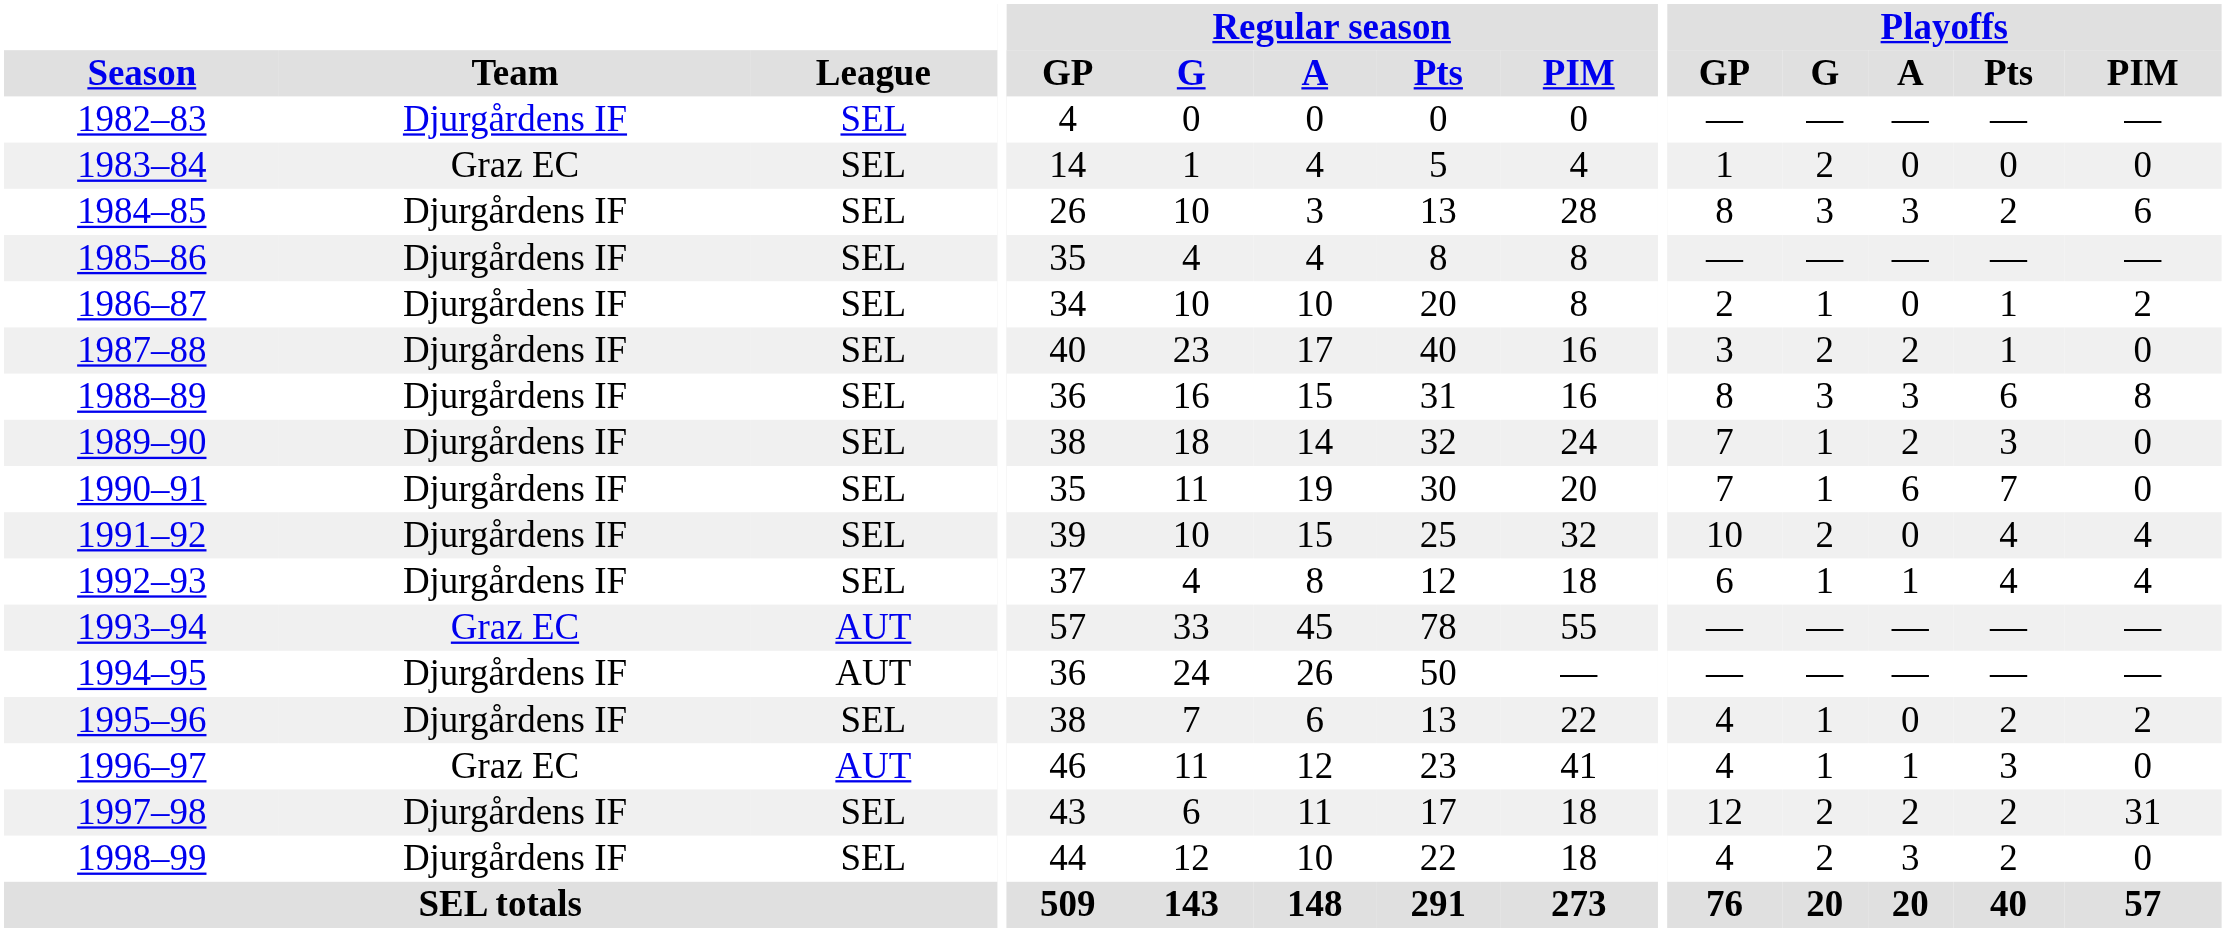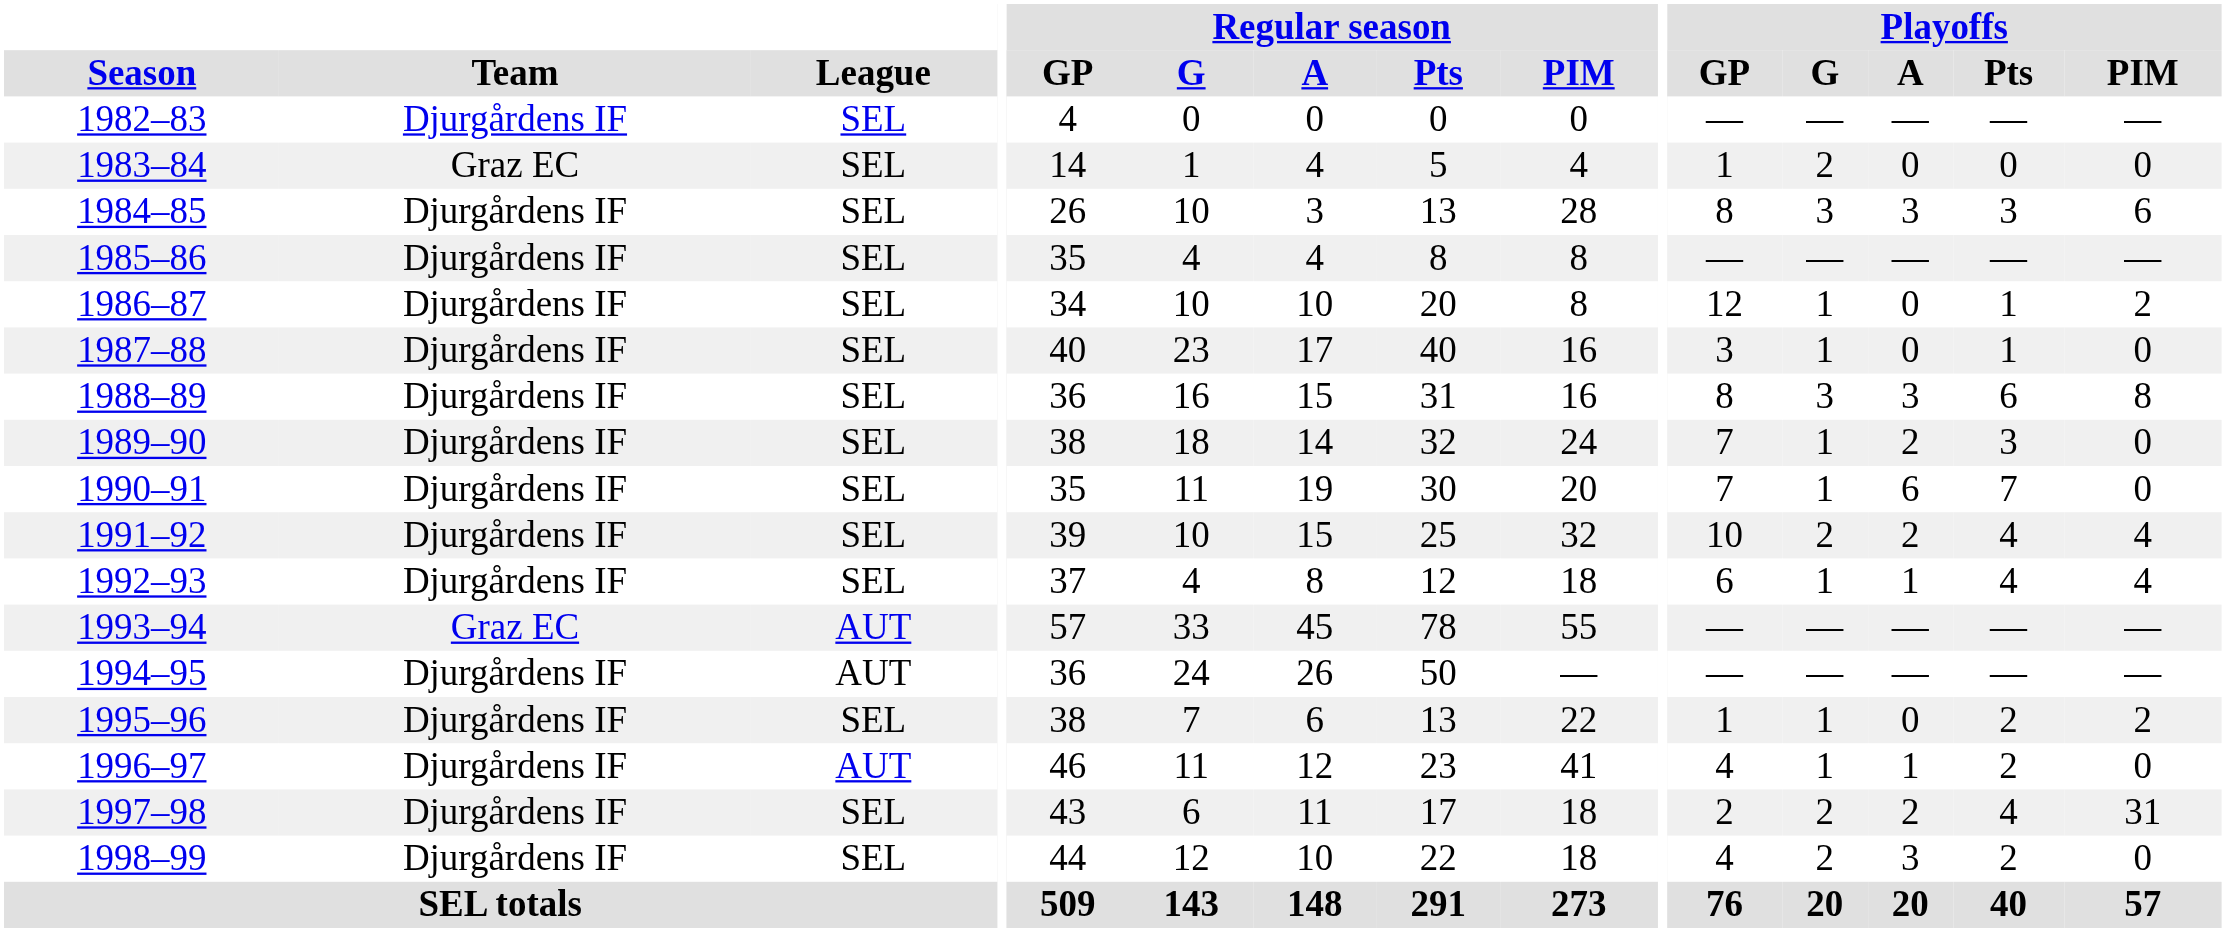(2009, 211) 2 -> (2009, 211) 3
(1724, 303) 2 -> (1724, 303) 12
(1825, 349) 2 -> (1825, 349) 1
(1910, 349) 2 -> (1910, 349) 0
(1910, 534) 0 -> (1910, 534) 2
(1724, 719) 4 -> (1724, 719) 1
(515, 765) Graz EC -> (515, 765) Djurgårdens IF
(2009, 765) 3 -> (2009, 765) 2
(1724, 811) 12 -> (1724, 811) 2
(2009, 811) 2 -> (2009, 811) 4
